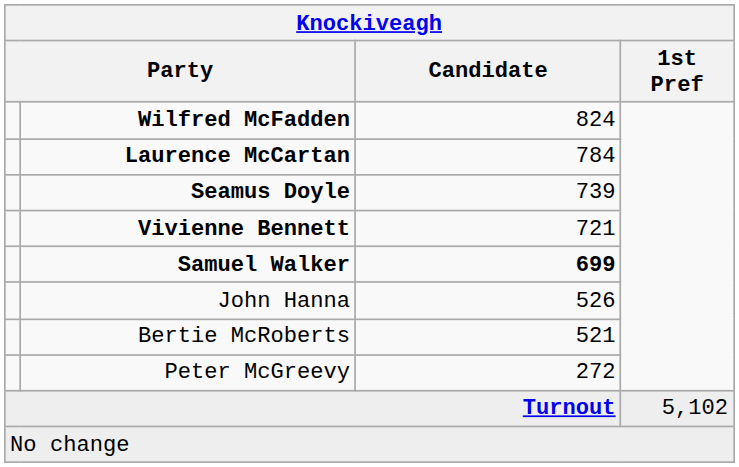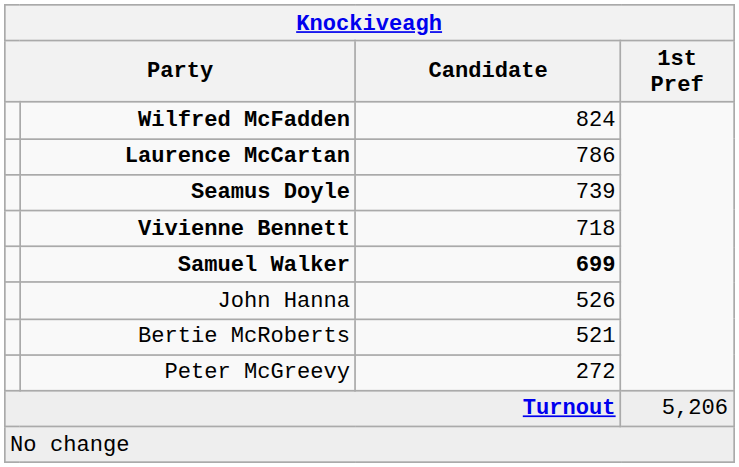(596, 156) 784 -> (596, 156) 786
(596, 228) 721 -> (596, 228) 718
(695, 409) 5,102 -> (695, 409) 5,206
